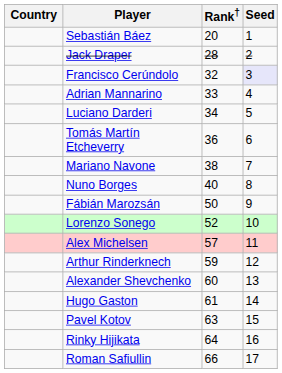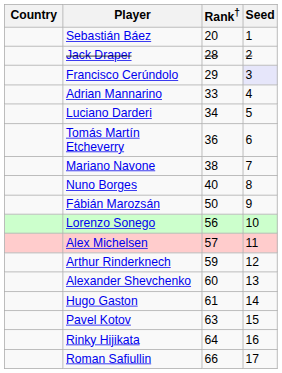(211, 75) 32 -> (211, 75) 29
(211, 223) 52 -> (211, 223) 56
